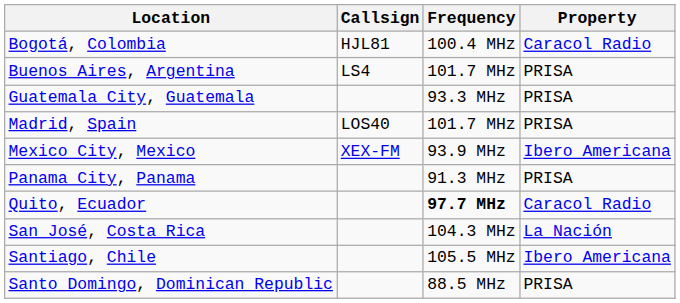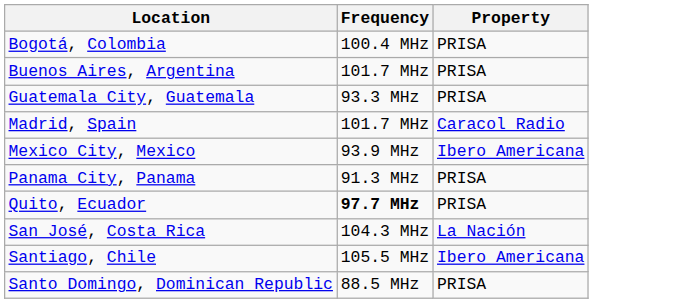- column: (380, 18)
(587, 45) Caracol Radio -> (462, 45) PRISA
(548, 125) PRISA -> (501, 125) Caracol Radio
(587, 205) Caracol Radio -> (462, 205) PRISA
